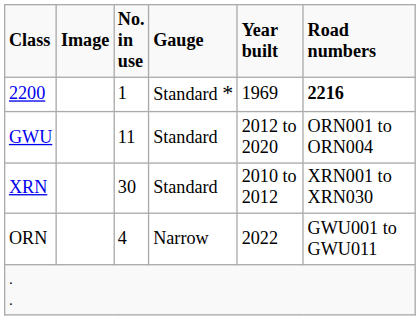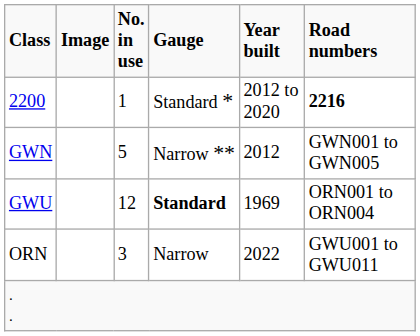(260, 93) 1969 -> (271, 101) 2012 to 2020
+ row: (31, 152)
(127, 136) 11 -> (127, 203) 12
(185, 136) normal -> (190, 203) bold
(269, 136) 2012 to 2020 -> (262, 203) 1969
- row: (28, 187)
(122, 238) 4 -> (122, 254) 3
